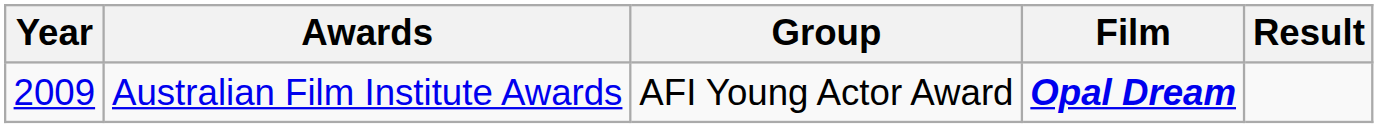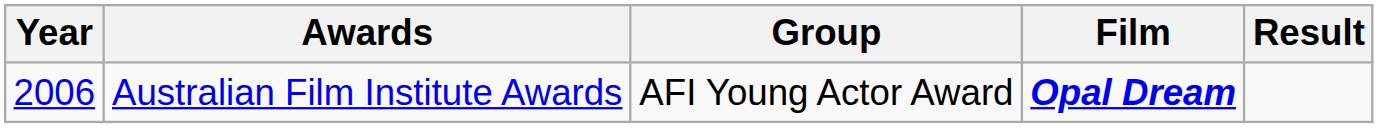(54, 91) 2009 -> (54, 91) 2006
